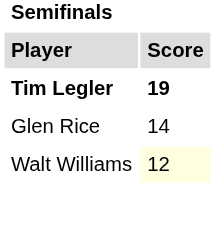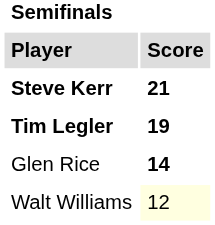+ row: (62, 88)
(159, 126) normal -> (159, 164) bold
